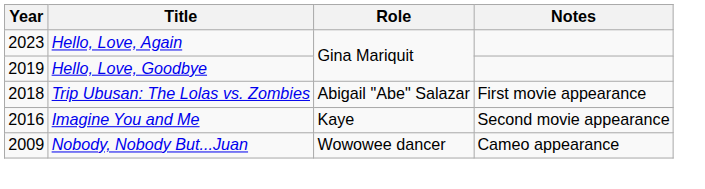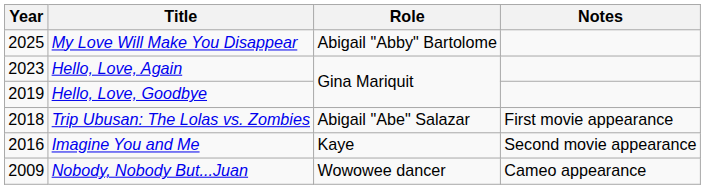+ row: (174, 42)
